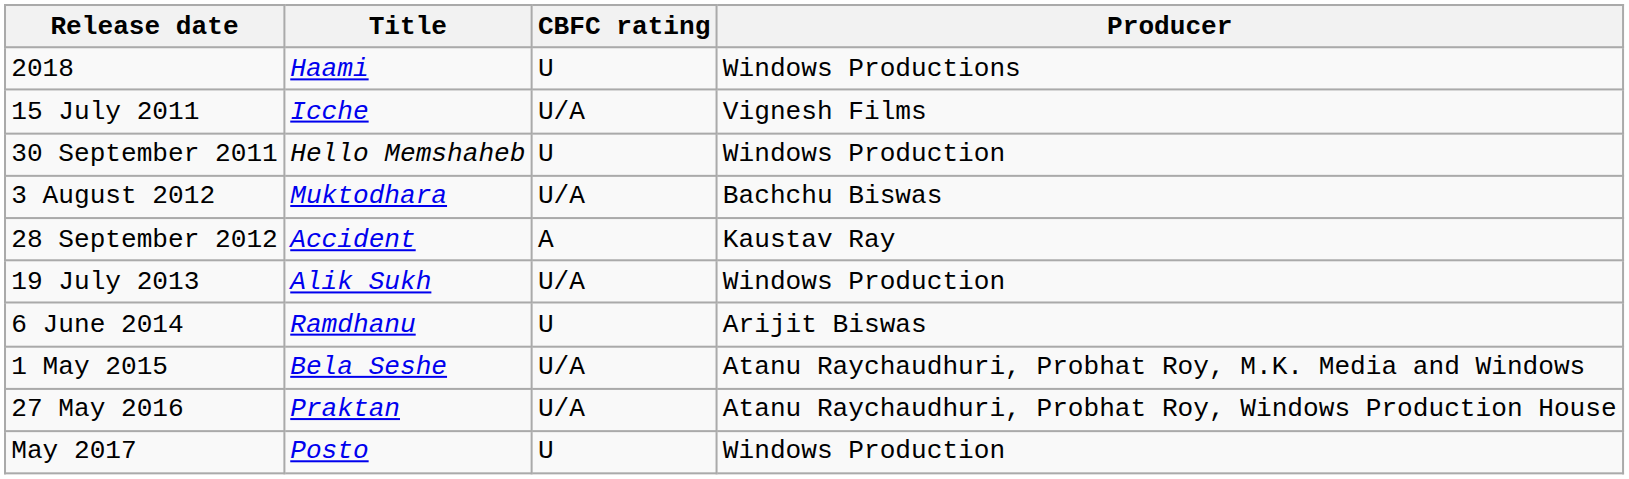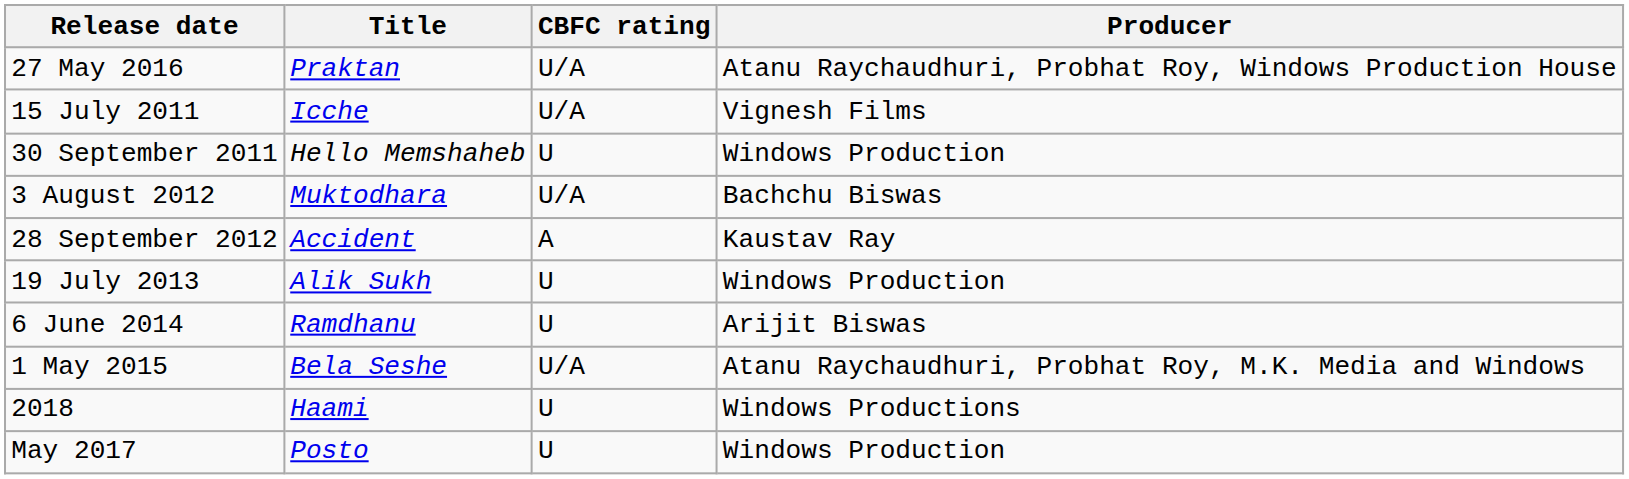rows swapped: (43, 69) <-> (97, 410)
(561, 282) U/A -> (546, 282) U
